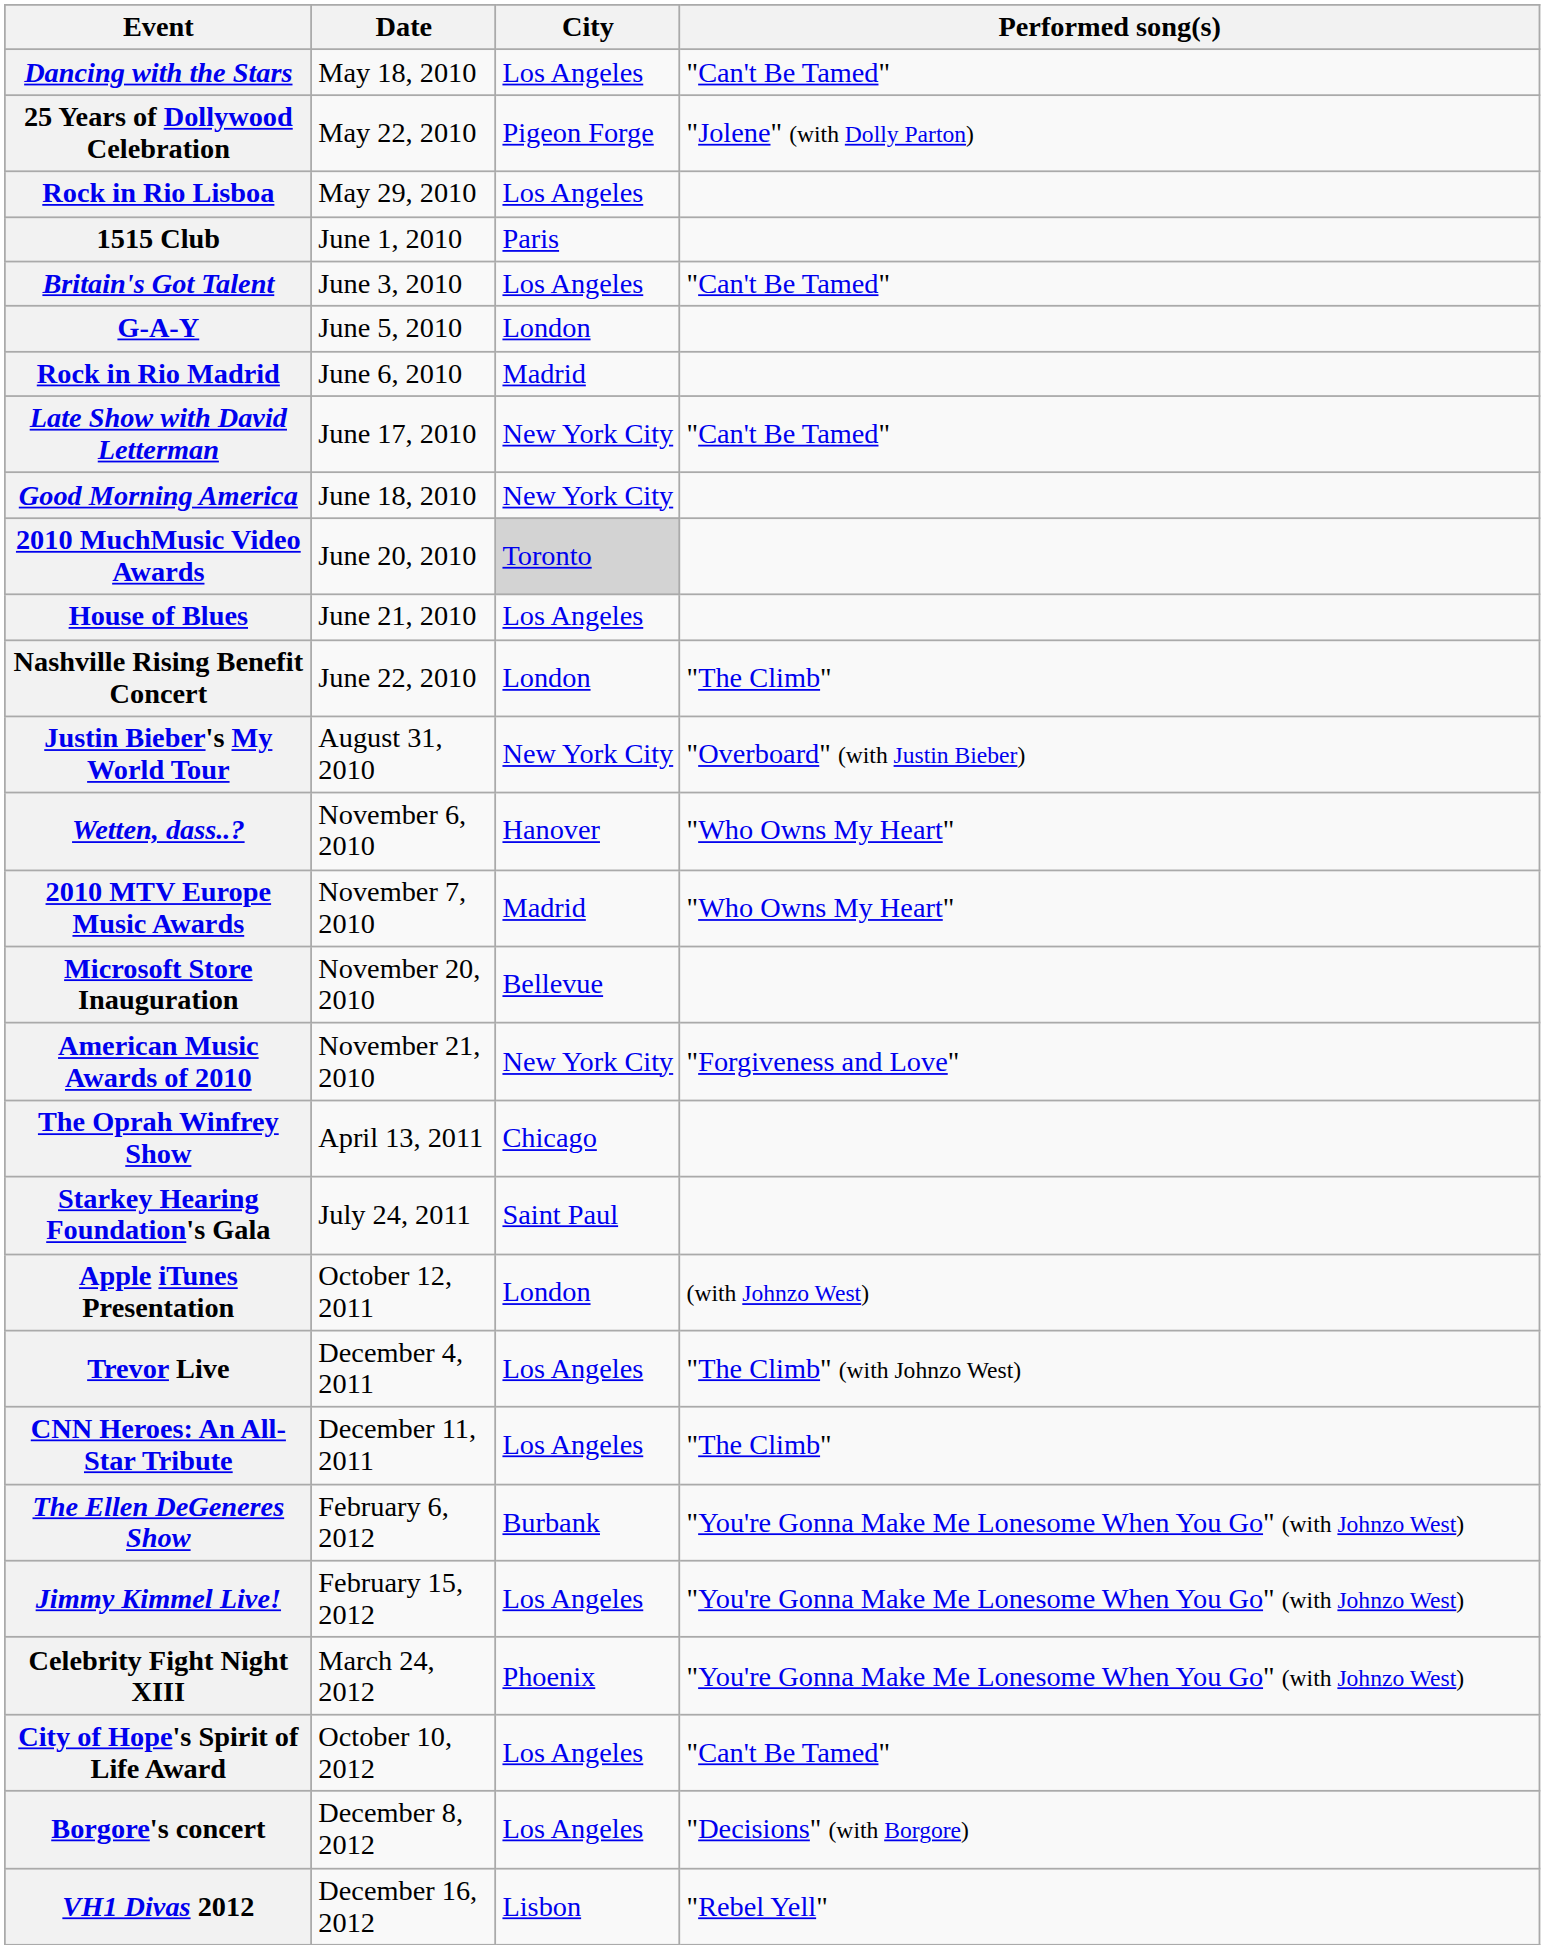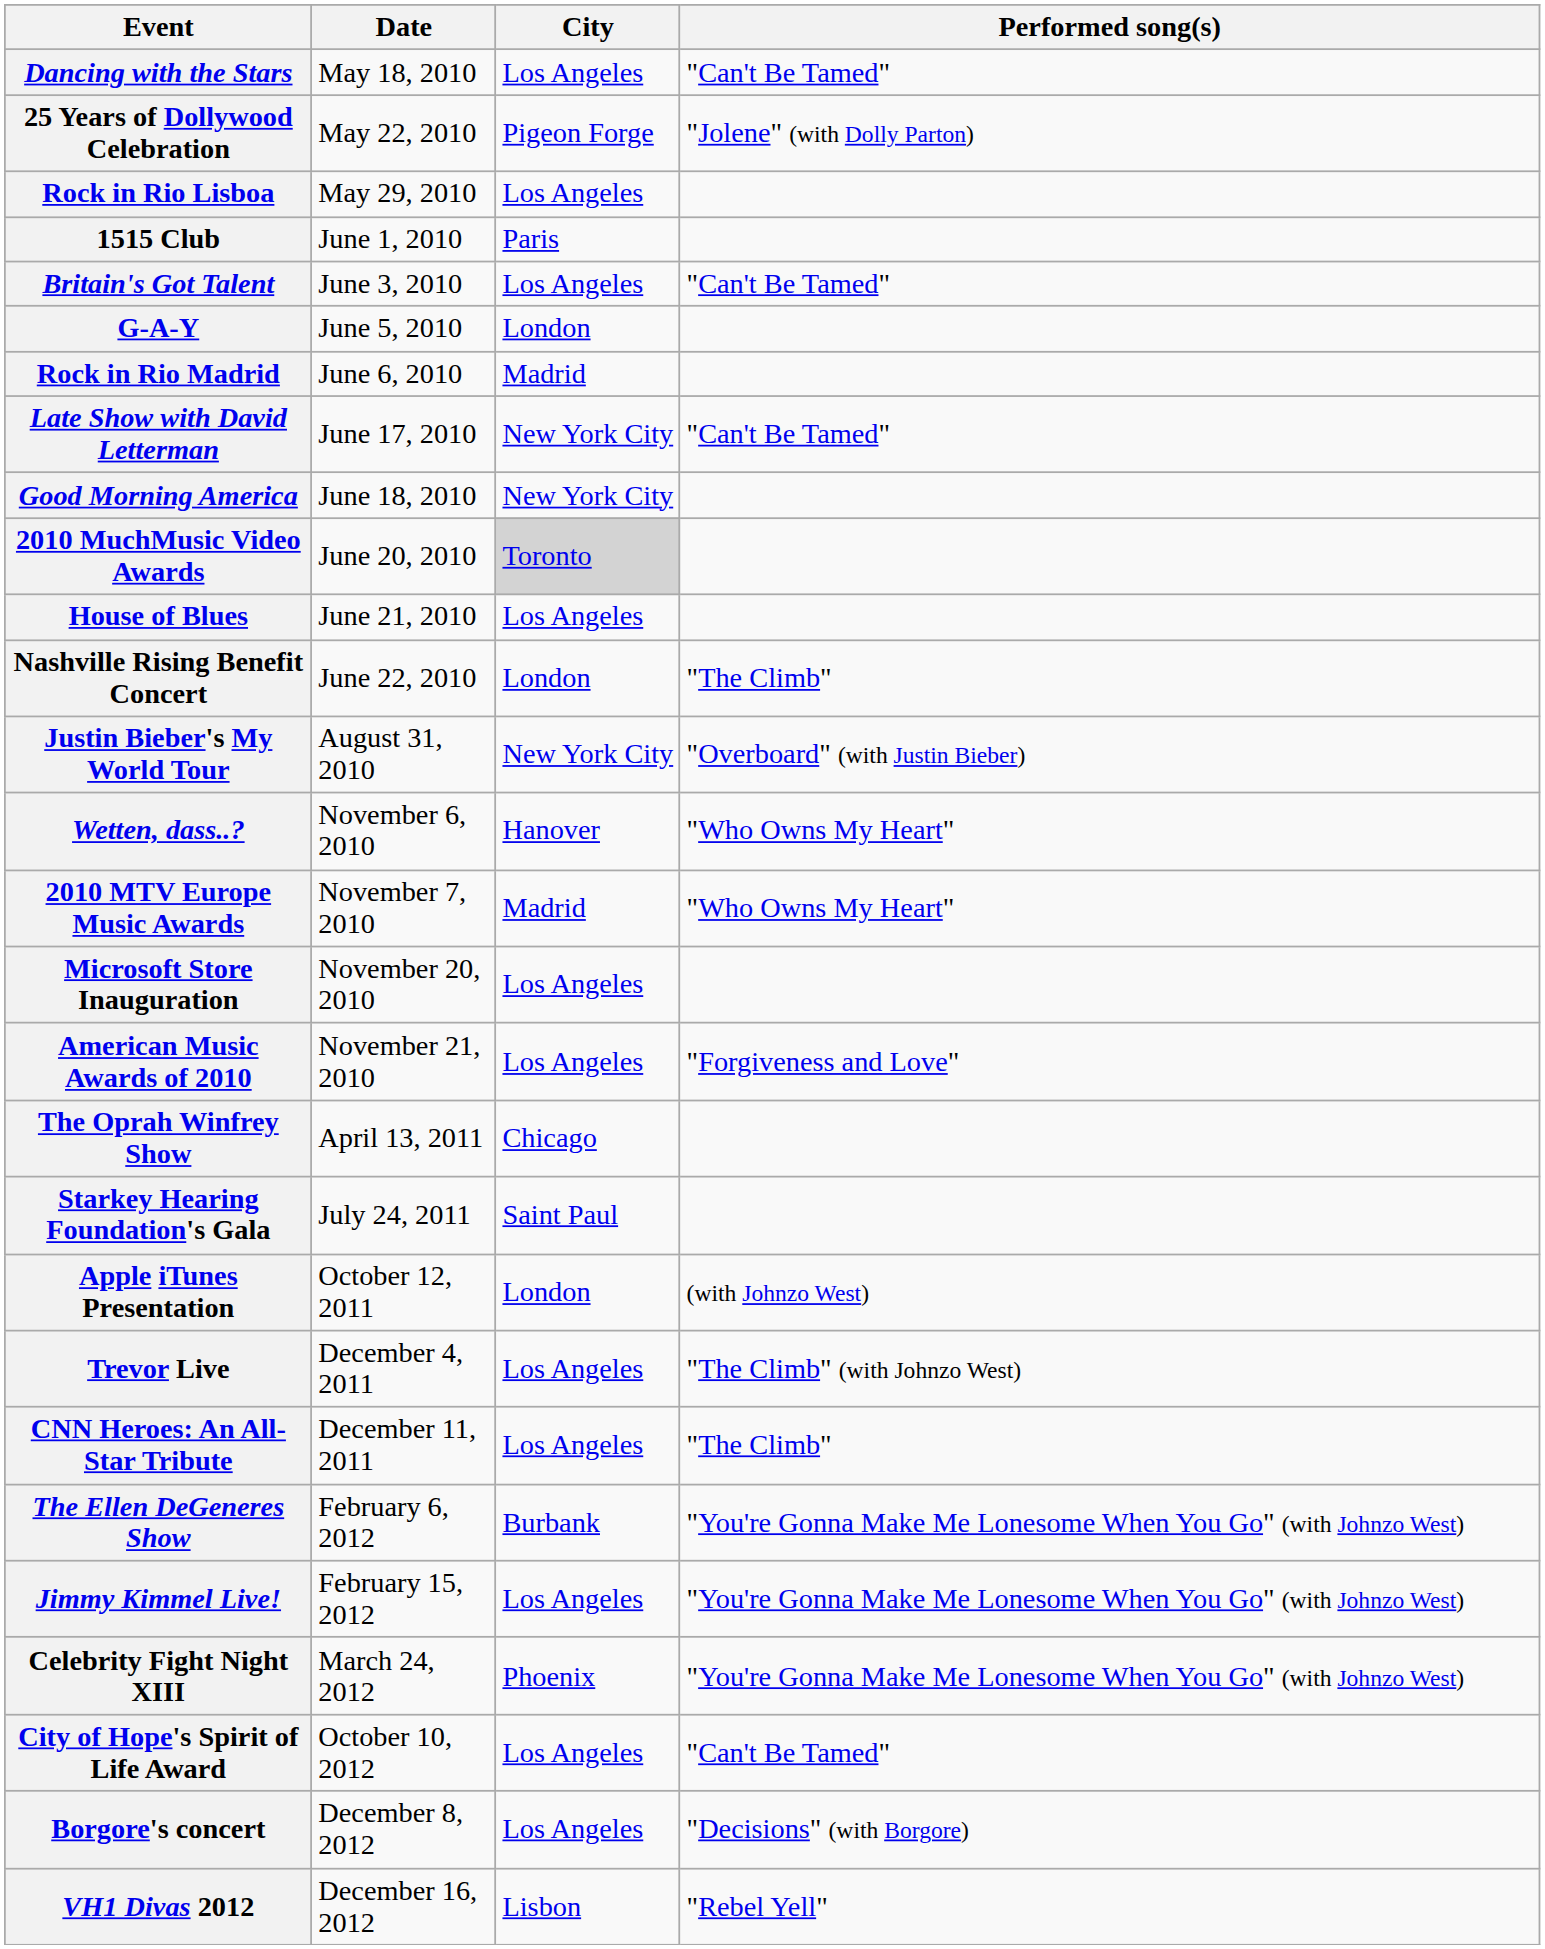(553, 984) Bellevue -> (573, 984) Los Angeles
(588, 1061) New York City -> (573, 1061) Los Angeles
